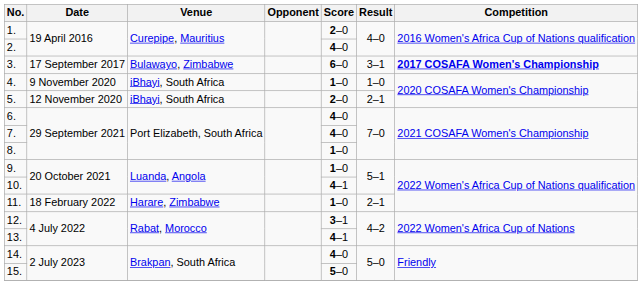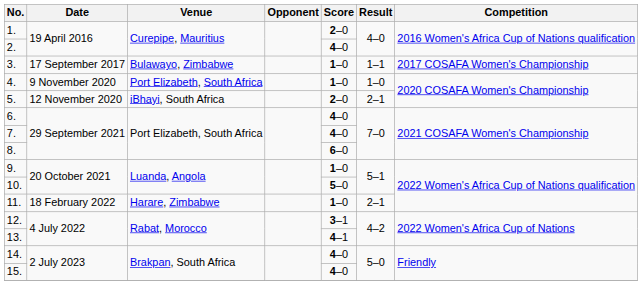(339, 64) 6–0 -> (339, 64) 1–0
(376, 64) 3–1 -> (376, 64) 1–1
(498, 64) bold -> (493, 64) normal
(177, 82) iBhayi, South Africa -> (196, 82) Port Elizabeth, South Africa
(339, 151) 1–0 -> (339, 151) 6–0
(339, 185) 4–1 -> (339, 185) 5–0
(339, 271) 5–0 -> (339, 271) 4–0
